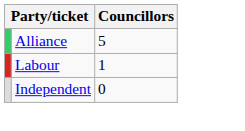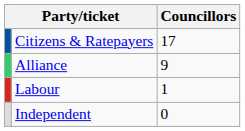+ row: (84, 41)
(102, 41) 5 -> (164, 65) 9
